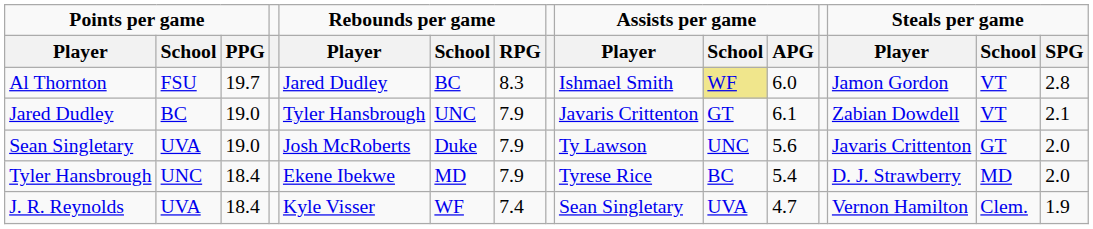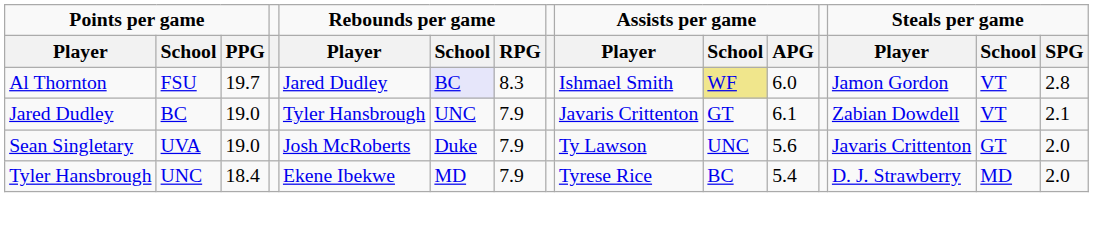(448, 82) no background -> (448, 82) lavender background
- row: (67, 207)
